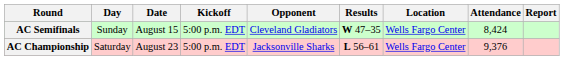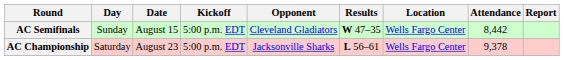(495, 30) 8,424 -> (495, 30) 8,442
(495, 47) 9,376 -> (495, 47) 9,378
